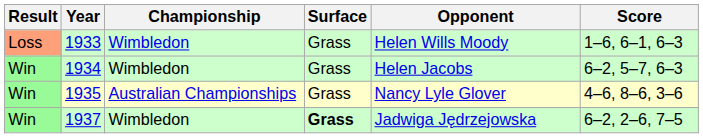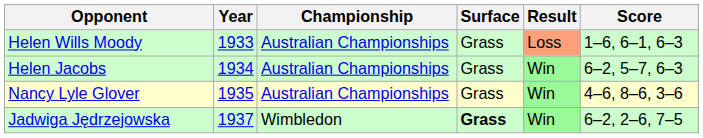columns swapped: (33, 17) <-> (476, 17)
(149, 42) Wimbledon -> (355, 42) Australian Championships
(149, 68) Wimbledon -> (355, 68) Australian Championships
